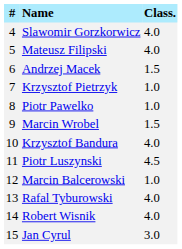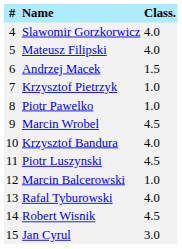(152, 124) 1.5 -> (152, 124) 4.5
(152, 216) 4.0 -> (152, 216) 4.5
